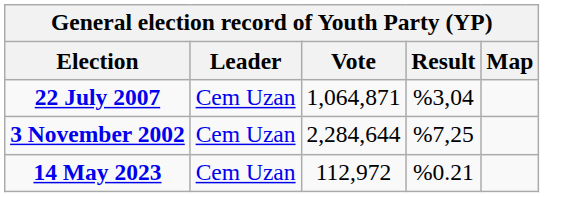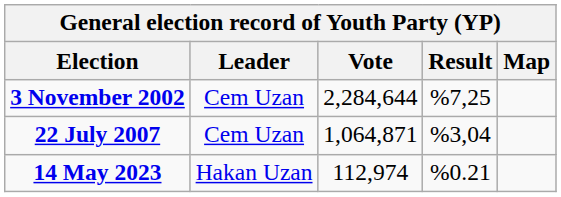rows swapped: (97, 135) <-> (97, 97)
(246, 172) Cem Uzan -> (254, 172) Hakan Uzan
(353, 172) 112,972 -> (370, 172) 112,974
